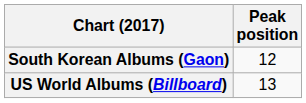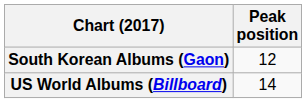(267, 85) 13 -> (267, 85) 14
